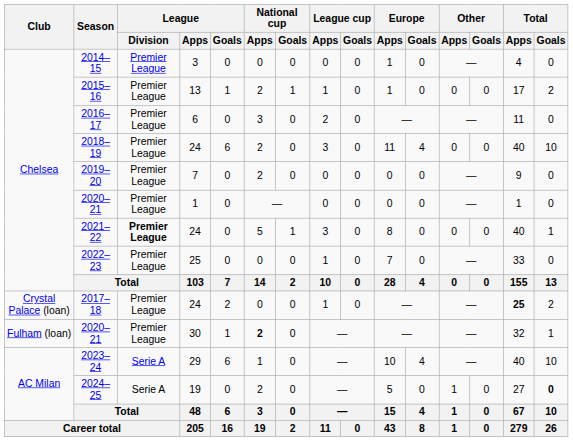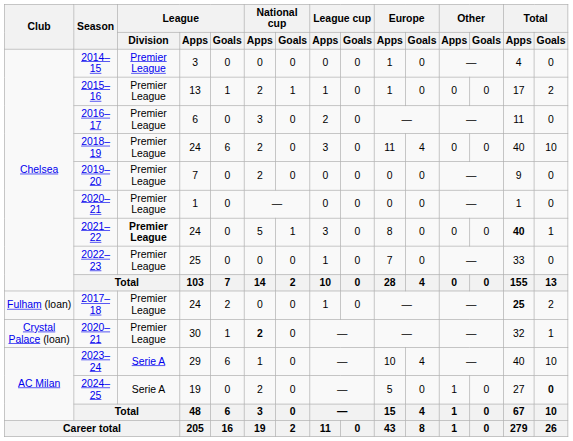(519, 232) normal -> (519, 232) bold
(39, 305) Crystal Palace (loan) -> (39, 305) Fulham (loan)
(39, 333) Fulham (loan) -> (39, 333) Crystal Palace (loan)
